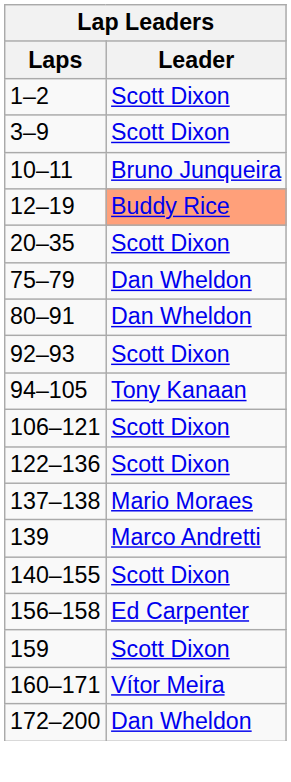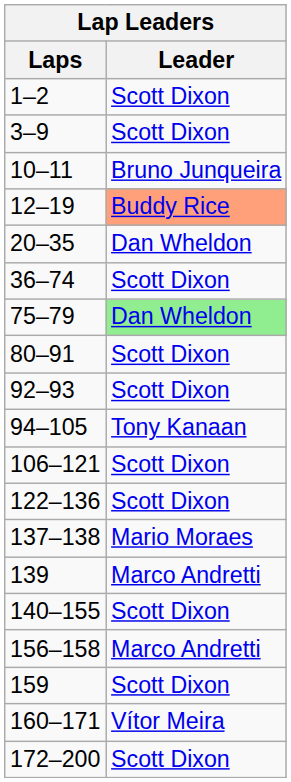(170, 243) Scott Dixon -> (181, 243) Dan Wheldon
+ row: (42, 280)
(181, 280) no background -> (181, 317) lightgreen background
(181, 317) Dan Wheldon -> (170, 354) Scott Dixon
(180, 611) Ed Carpenter -> (186, 648) Marco Andretti
(181, 721) Dan Wheldon -> (170, 758) Scott Dixon
